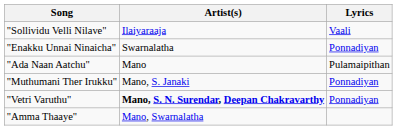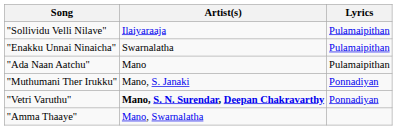(340, 30) Vaali -> (359, 30) Pulamaipithan
(354, 47) Ponnadiyan -> (359, 47) Pulamaipithan
